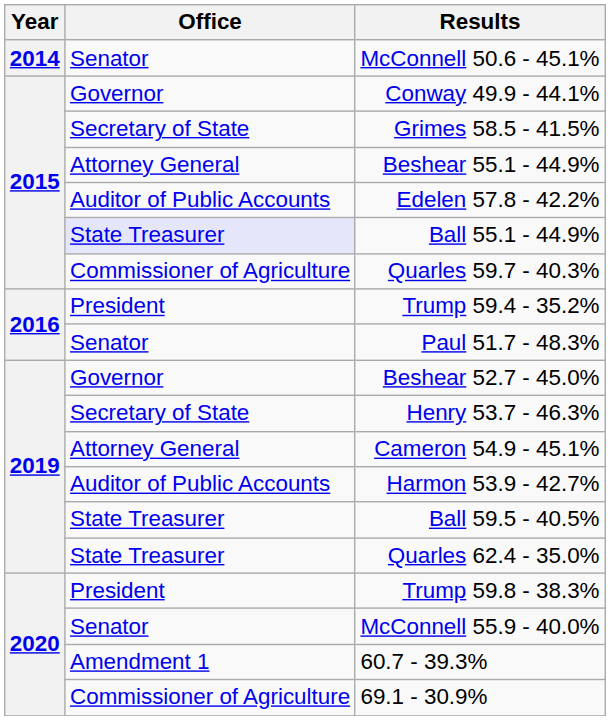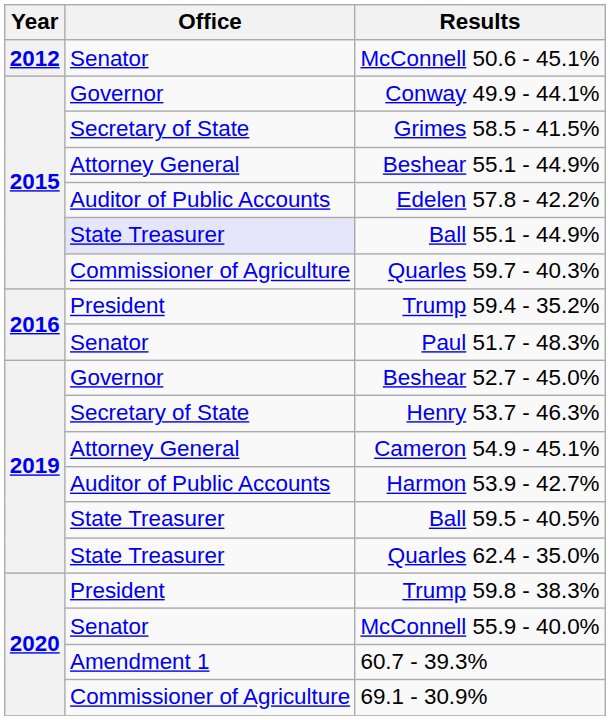(35, 57) 2014 -> (35, 57) 2012
